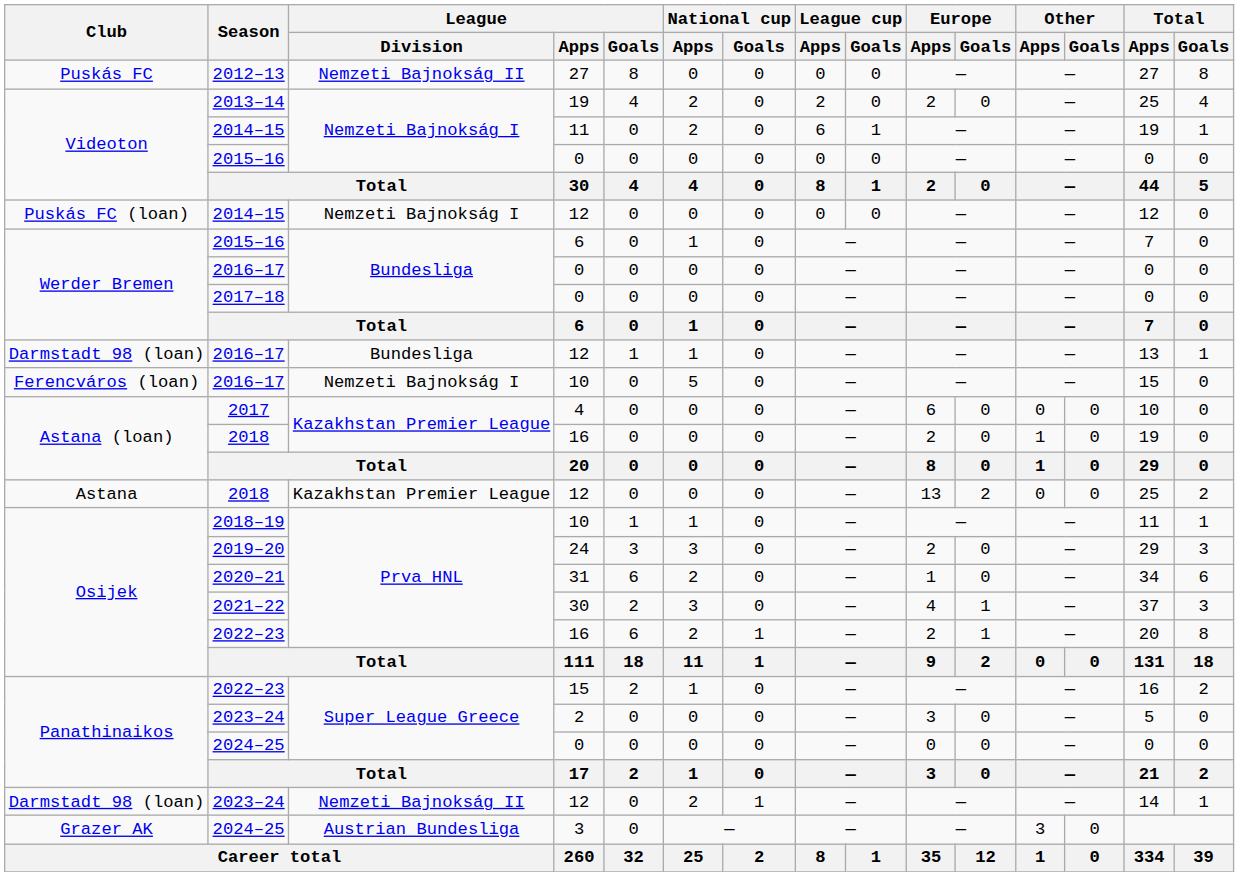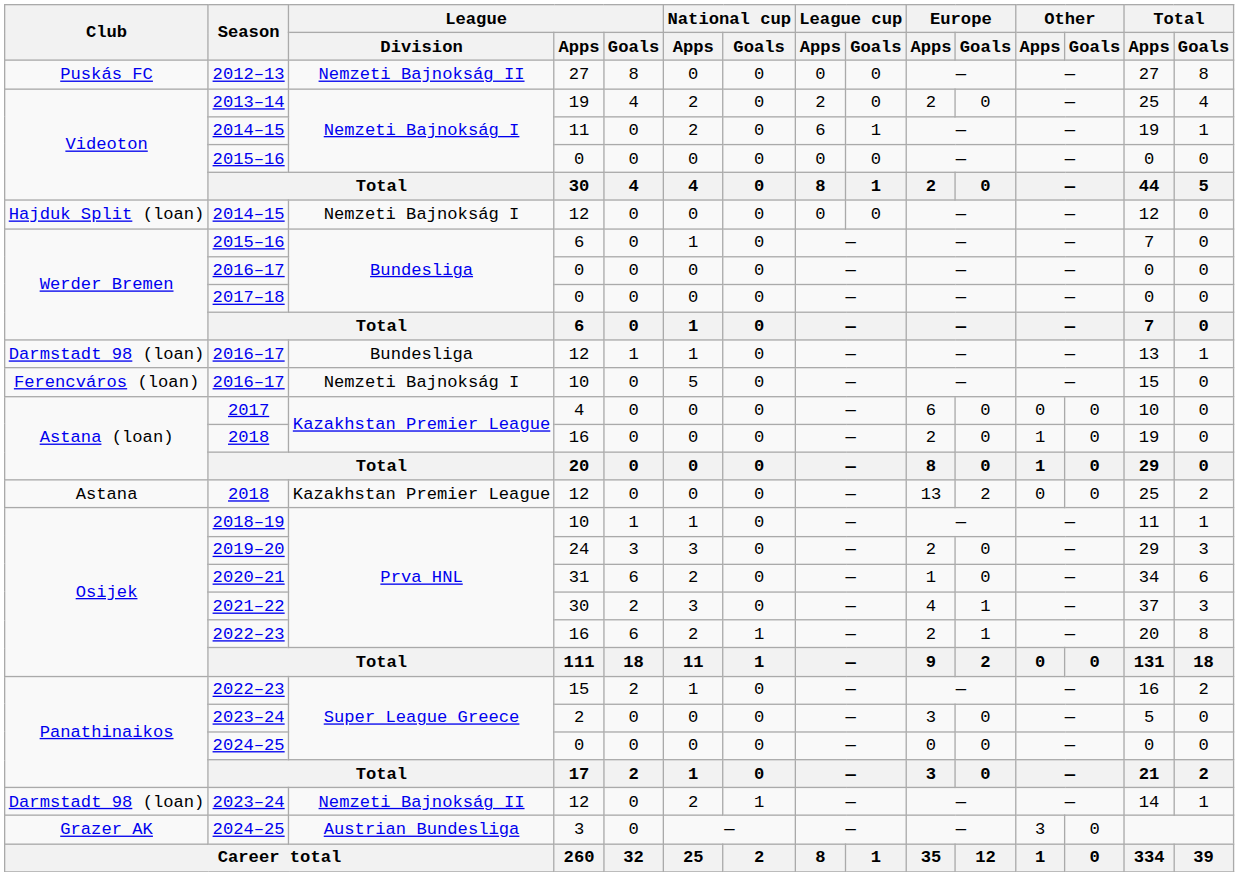(107, 214) Puskás FC (loan) -> (107, 214) Hajduk Split (loan)
